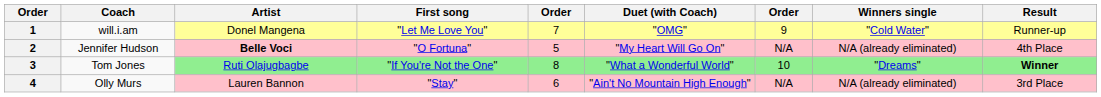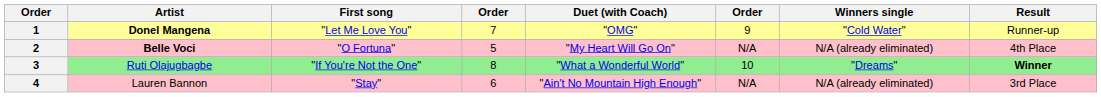- column: (118, 13)
(266, 30) normal -> (169, 30) bold
